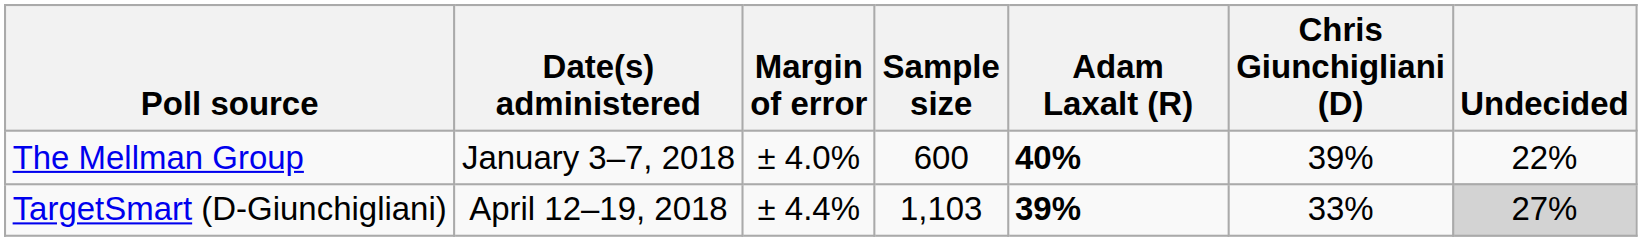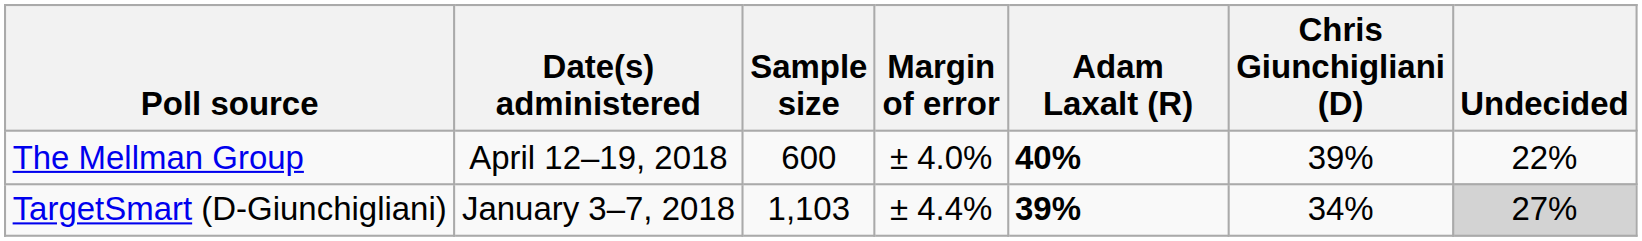columns swapped: (941, 86) <-> (809, 86)
(598, 157) January 3–7, 2018 -> (598, 157) April 12–19, 2018
(598, 209) April 12–19, 2018 -> (598, 209) January 3–7, 2018
(1341, 209) 33% -> (1341, 209) 34%
